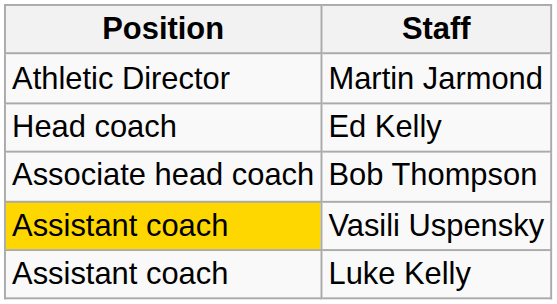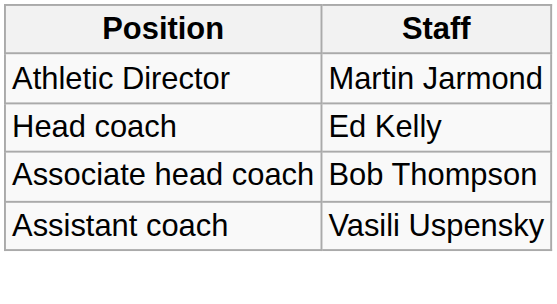(120, 224) gold background -> (120, 224) no background
- row: (400, 273)
